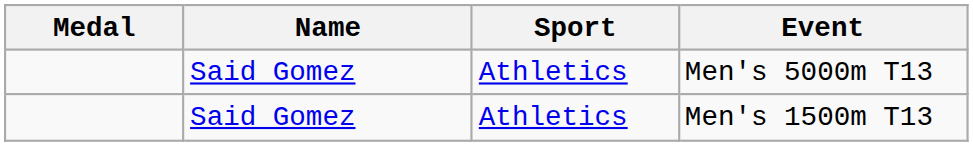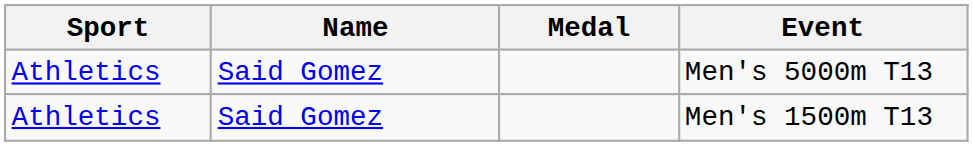columns swapped: (94, 28) <-> (575, 28)
